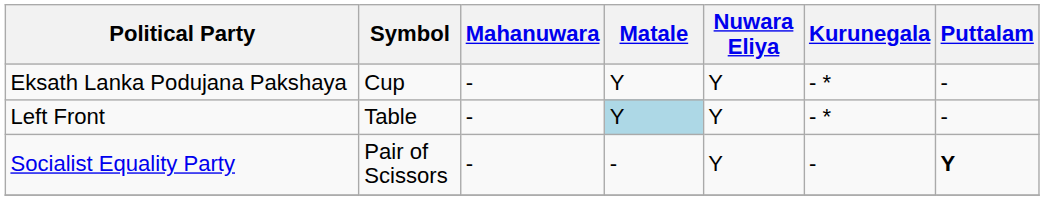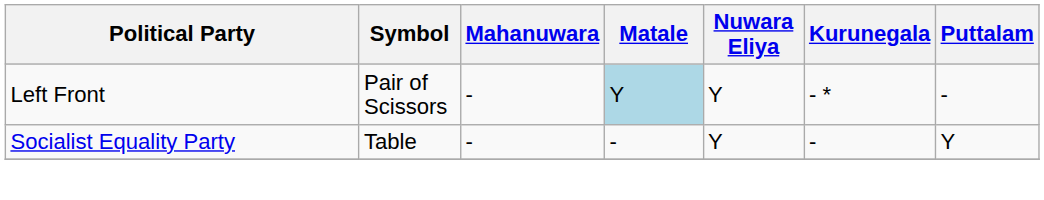- row: (179, 81)
(391, 116) Table -> (406, 94) Pair of Scissors
(406, 164) Pair of Scissors -> (390, 141) Table
(948, 164) bold -> (948, 141) normal
